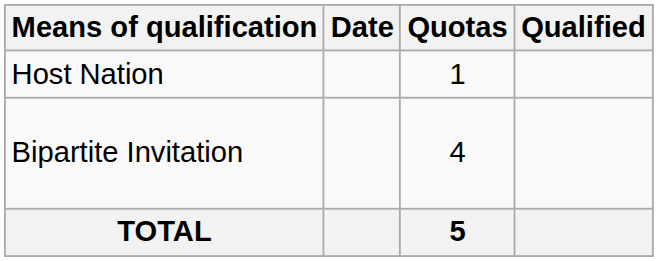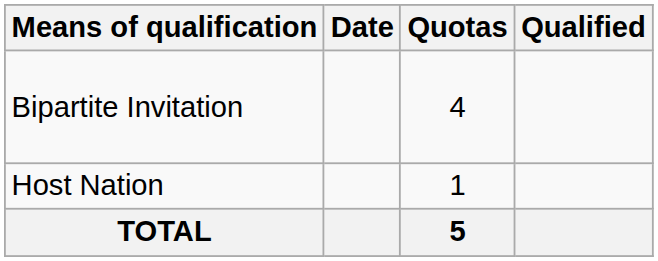rows swapped: (88, 73) <-> (127, 152)
